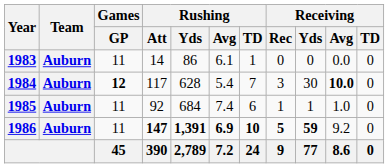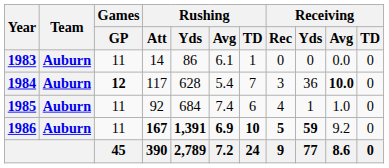(310, 83) 30 -> (310, 83) 36
(280, 106) 1 -> (280, 106) 4
(157, 128) 147 -> (157, 128) 167
